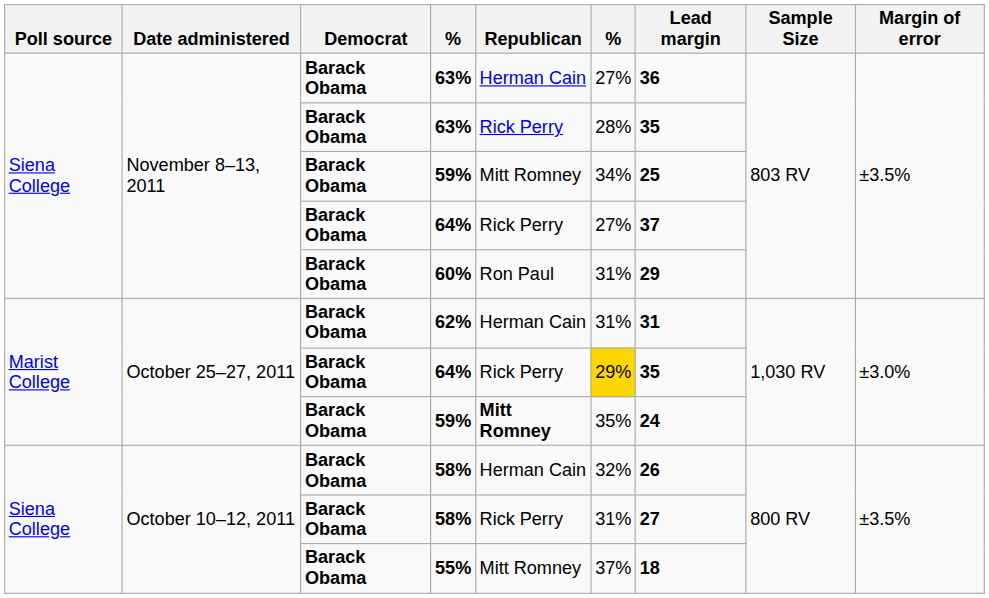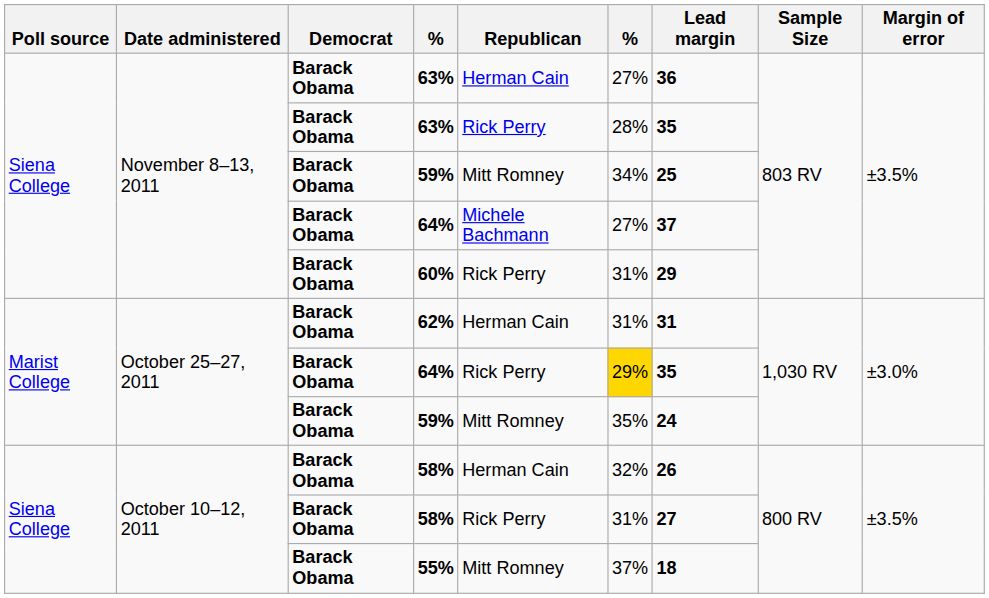(521, 225) Rick Perry -> (505, 225) Michele Bachmann
(517, 274) Ron Paul -> (504, 274) Rick Perry
(515, 421) bold -> (513, 421) normal
